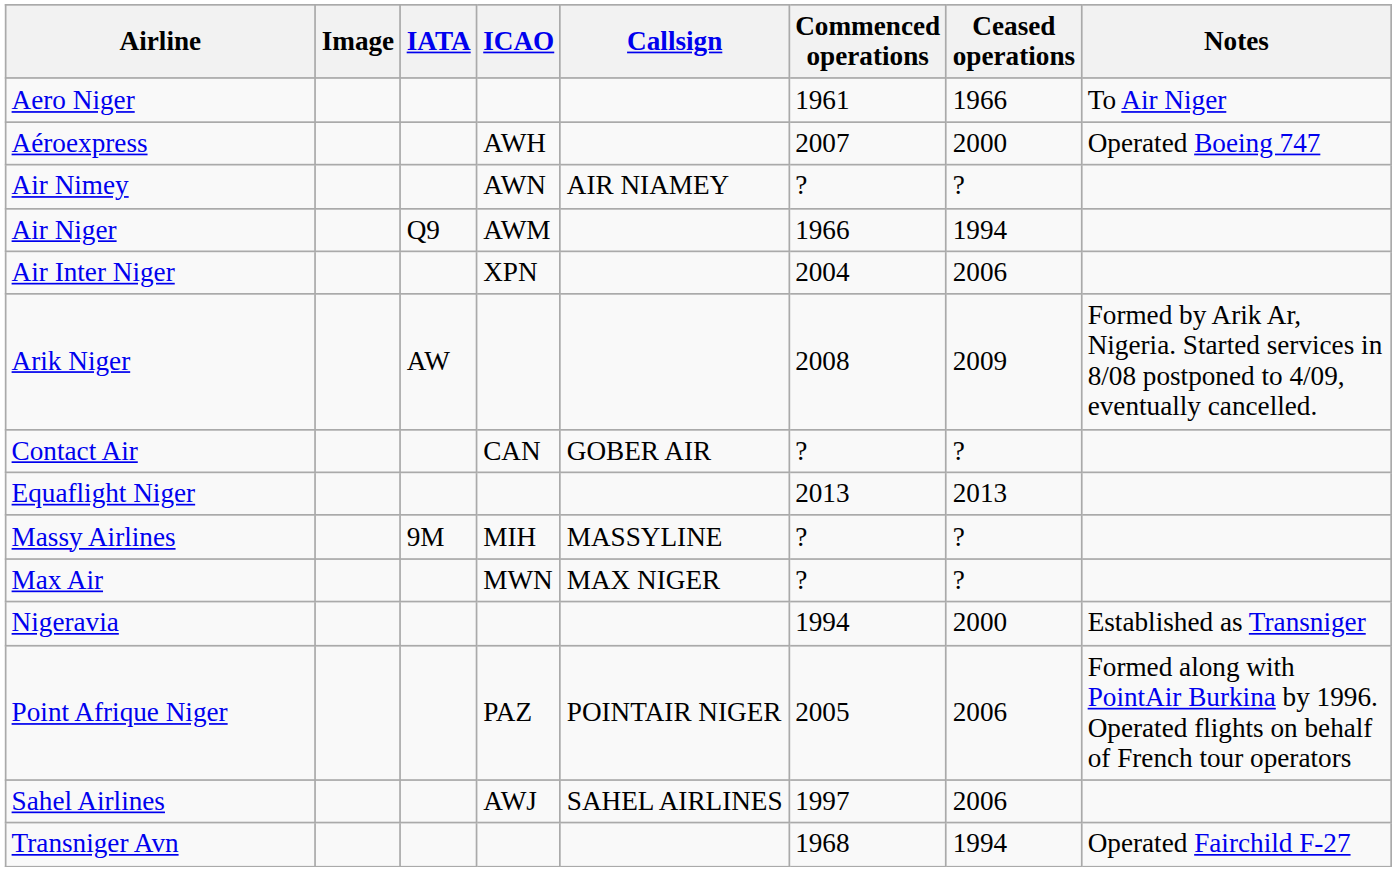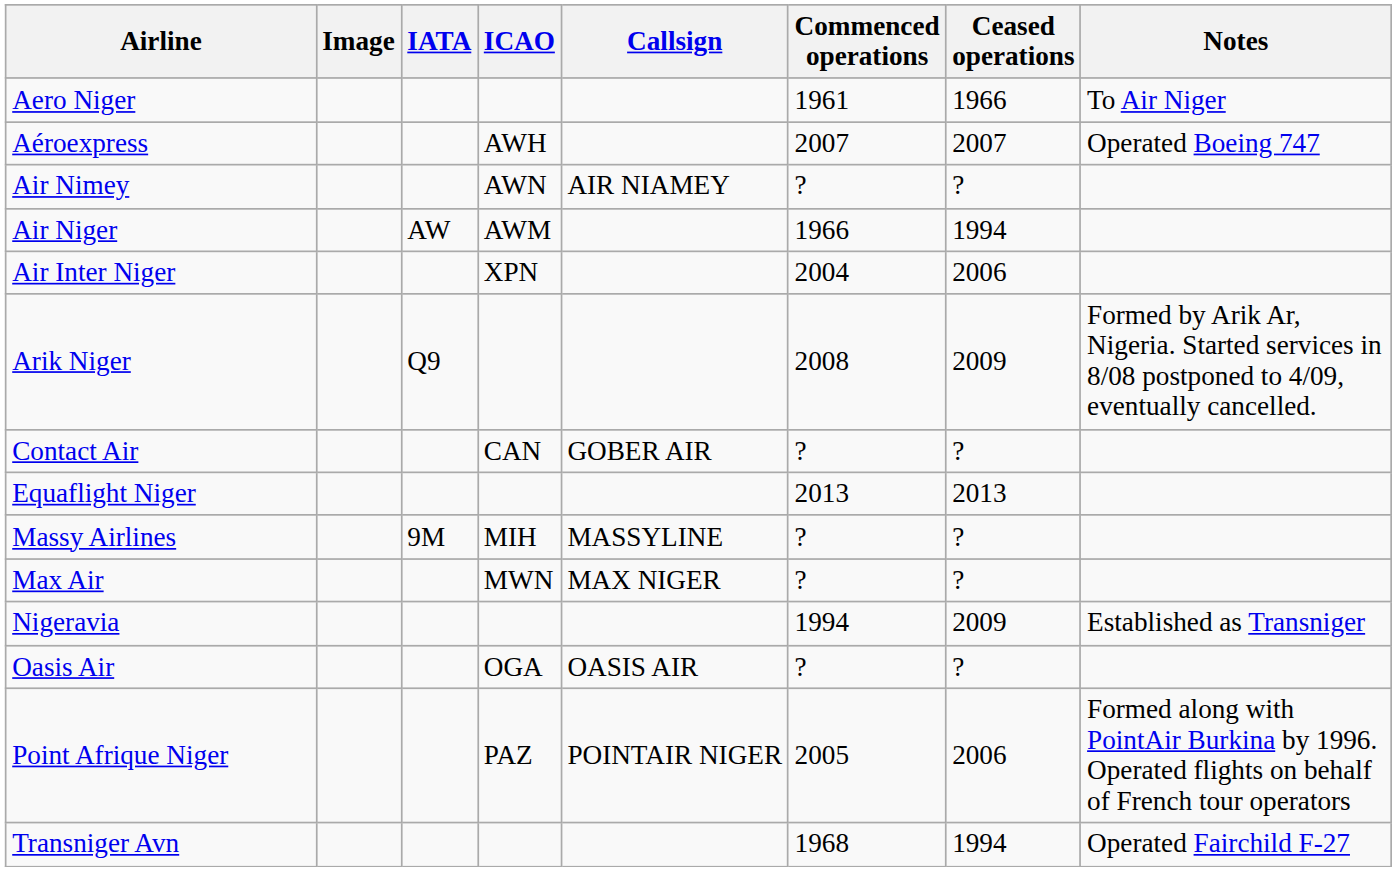(980, 142) 2000 -> (979, 142) 2007
(423, 229) Q9 -> (429, 229) AW
(428, 361) AW -> (424, 361) Q9
(980, 622) 2000 -> (979, 622) 2009
+ row: (63, 666)
- row: (88, 801)
